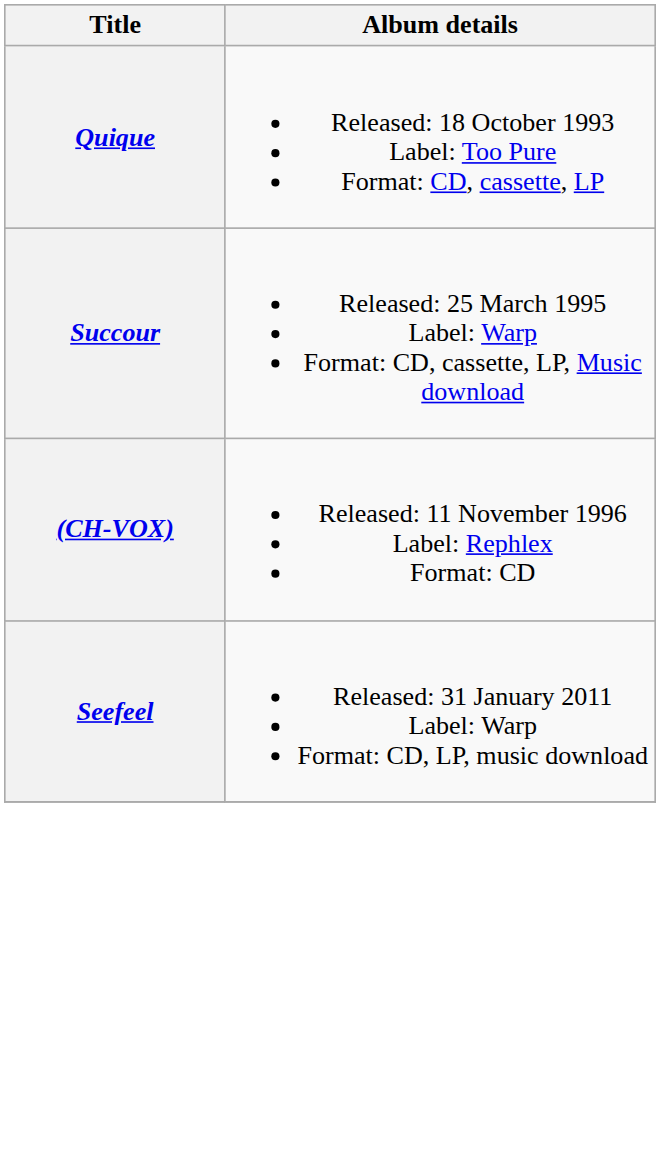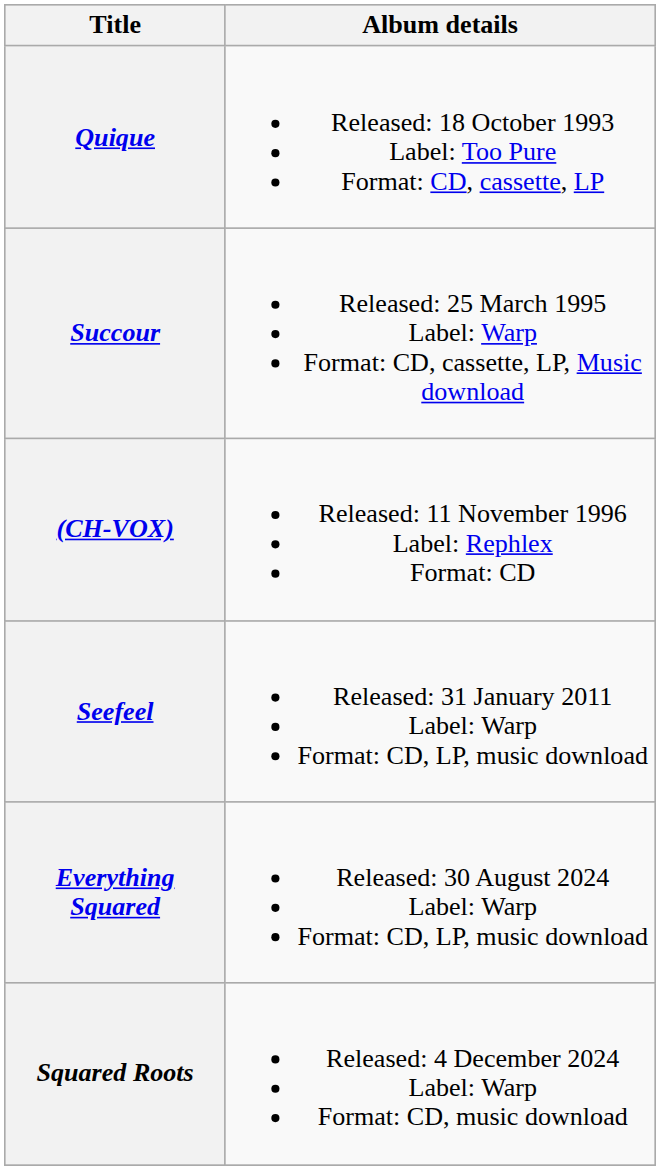+ row: (115, 892)
+ row: (115, 1073)
